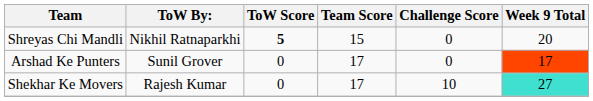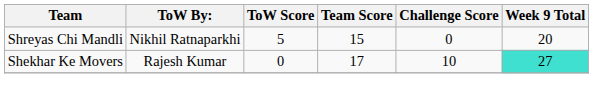(281, 38) bold -> (281, 38) normal
- row: (65, 61)
